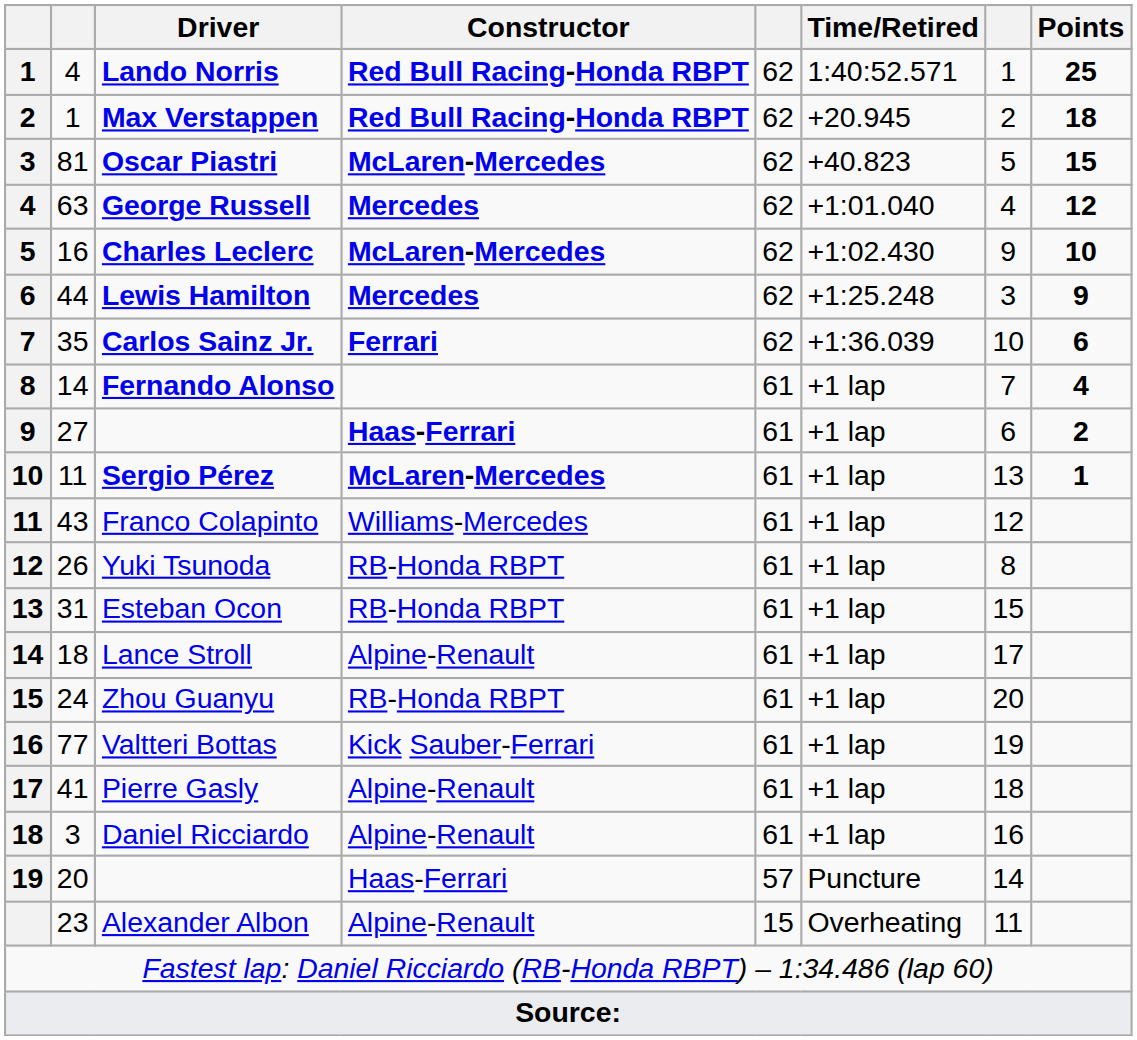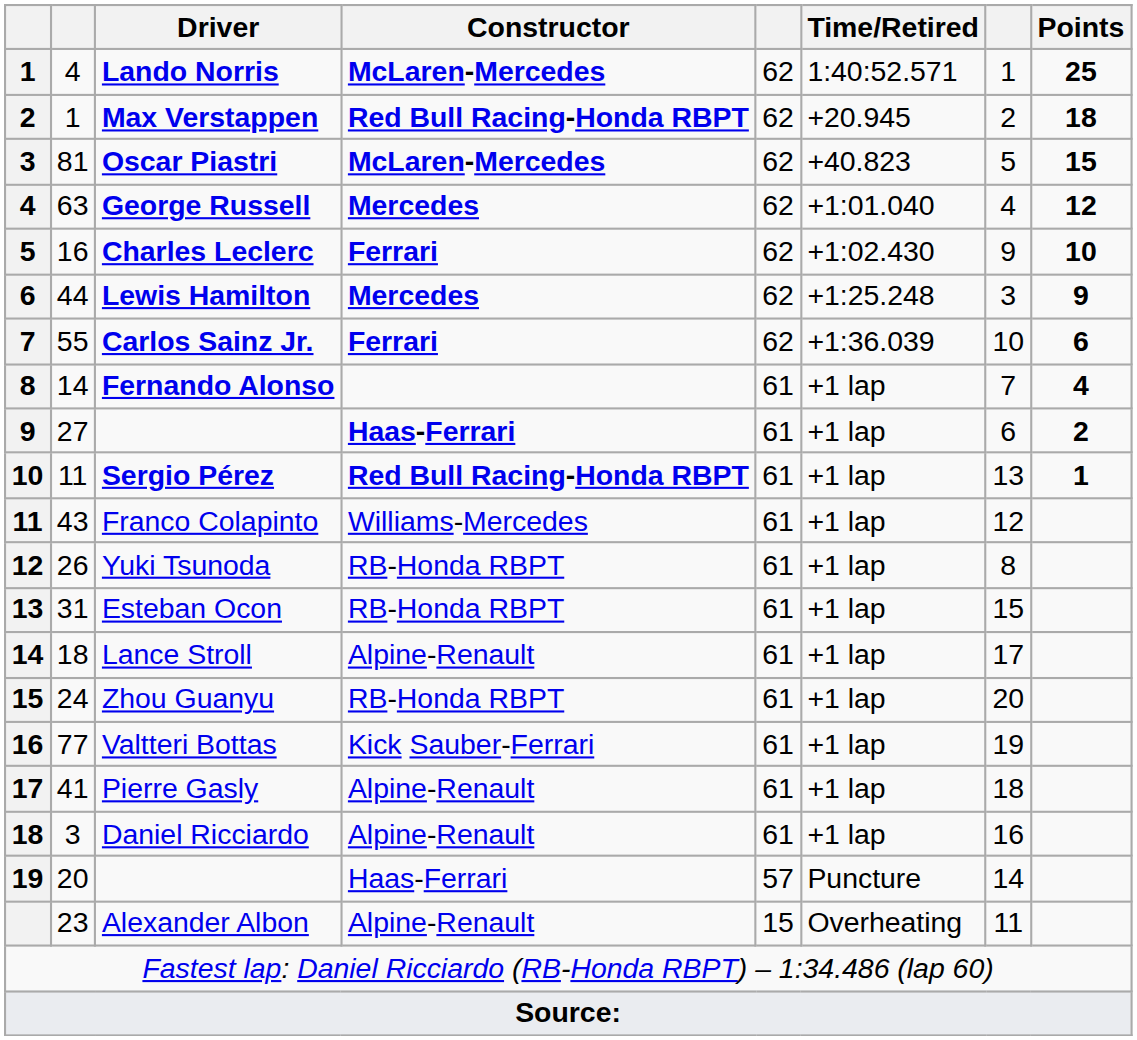(548, 72) Red Bull Racing-Honda RBPT -> (477, 72) McLaren-Mercedes
(477, 251) McLaren-Mercedes -> (393, 251) Ferrari
(73, 341) 35 -> (73, 341) 55
(477, 475) McLaren-Mercedes -> (548, 475) Red Bull Racing-Honda RBPT
